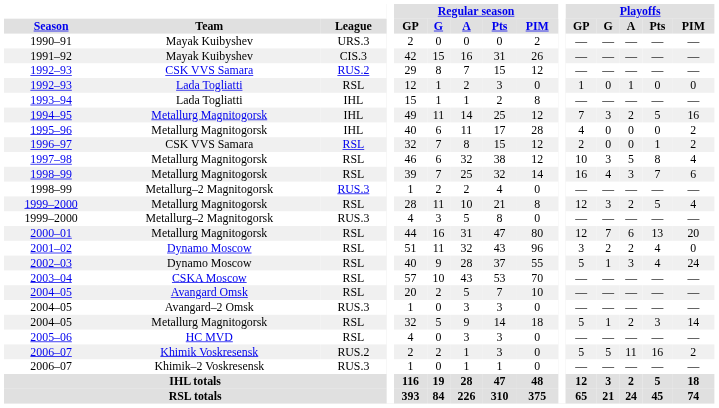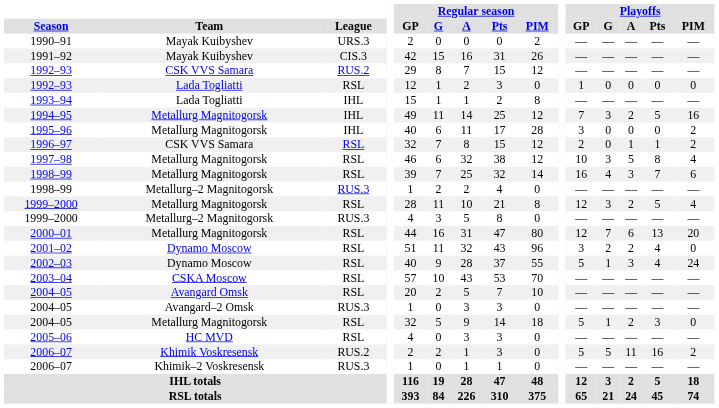(631, 85) 1 -> (631, 85) 0
(581, 129) 4 -> (581, 129) 3
(631, 144) 0 -> (631, 144) 1
(693, 322) 14 -> (693, 322) 0
